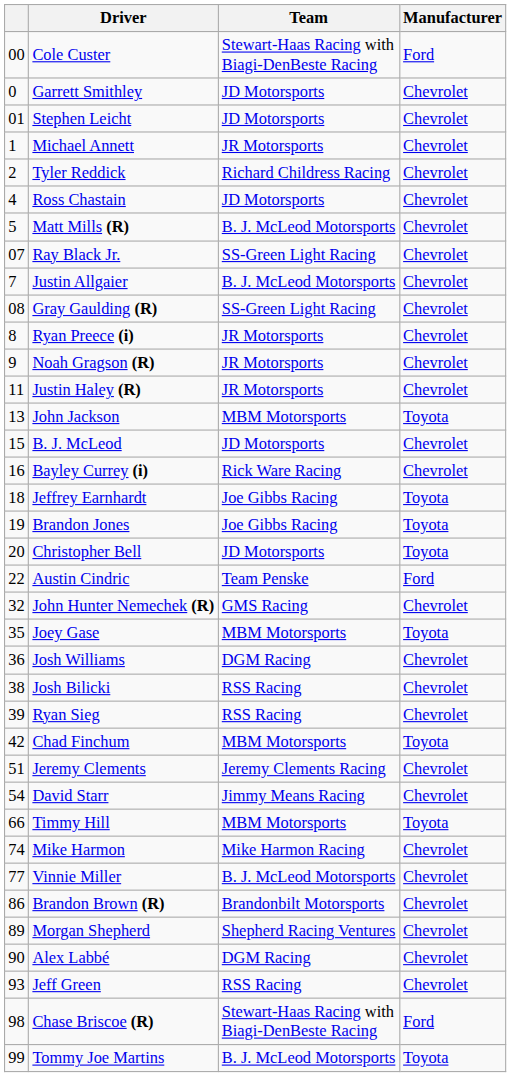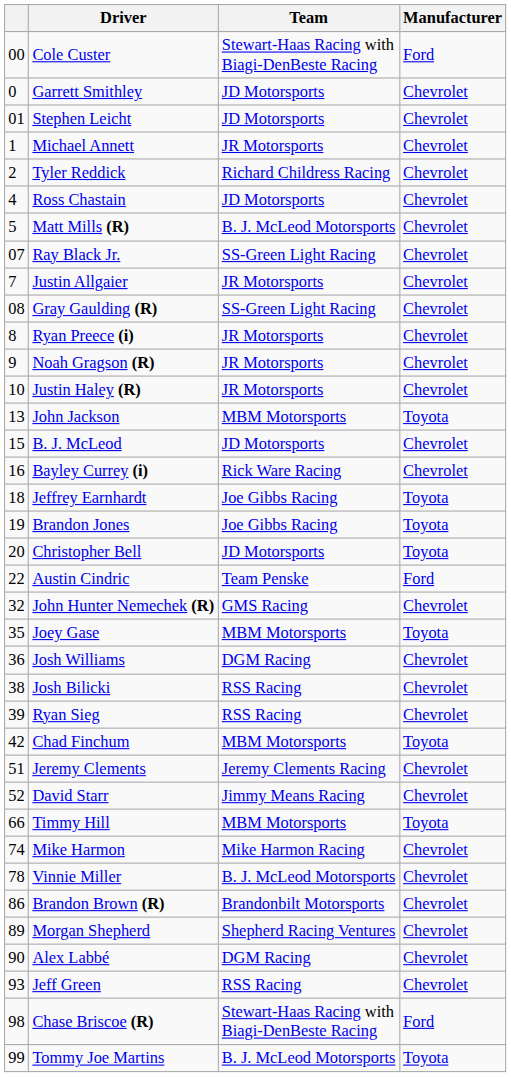(309, 281) B. J. McLeod Motorsports -> (273, 281) JR Motorsports
(16, 389) 11 -> (17, 389) 10
(17, 795) 54 -> (17, 795) 52
(17, 876) 77 -> (17, 876) 78
